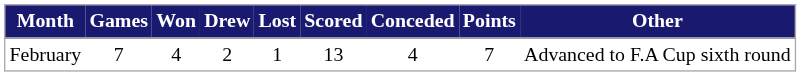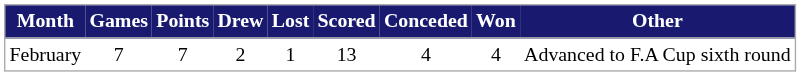columns swapped: (176, 21) <-> (489, 21)
